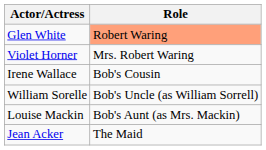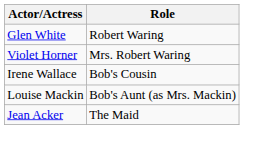(130, 34) lightsalmon background -> (126, 34) no background
- row: (47, 94)
